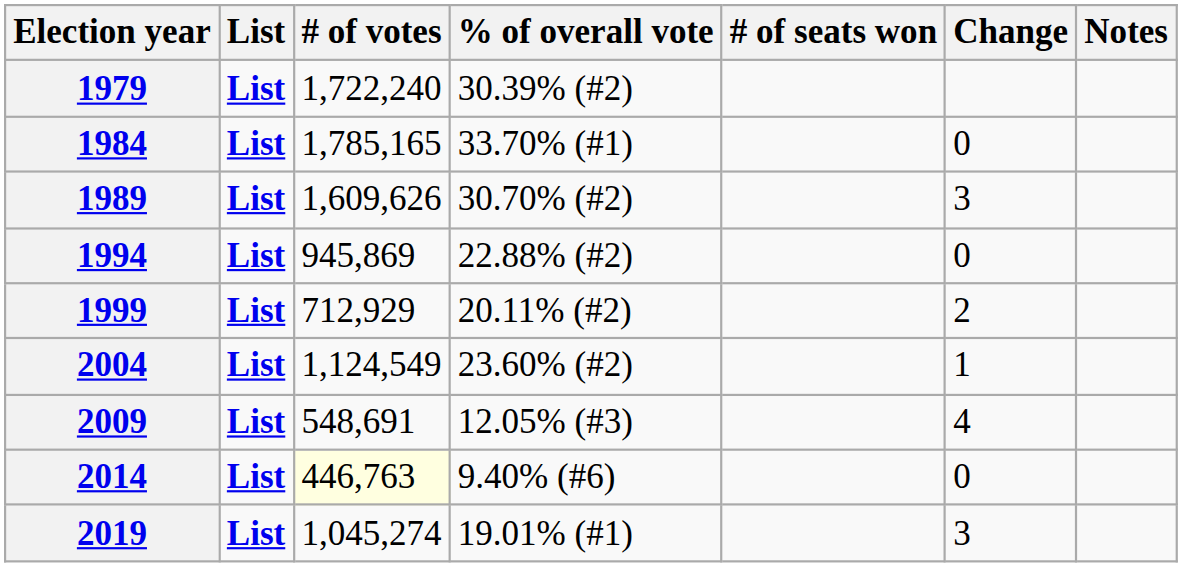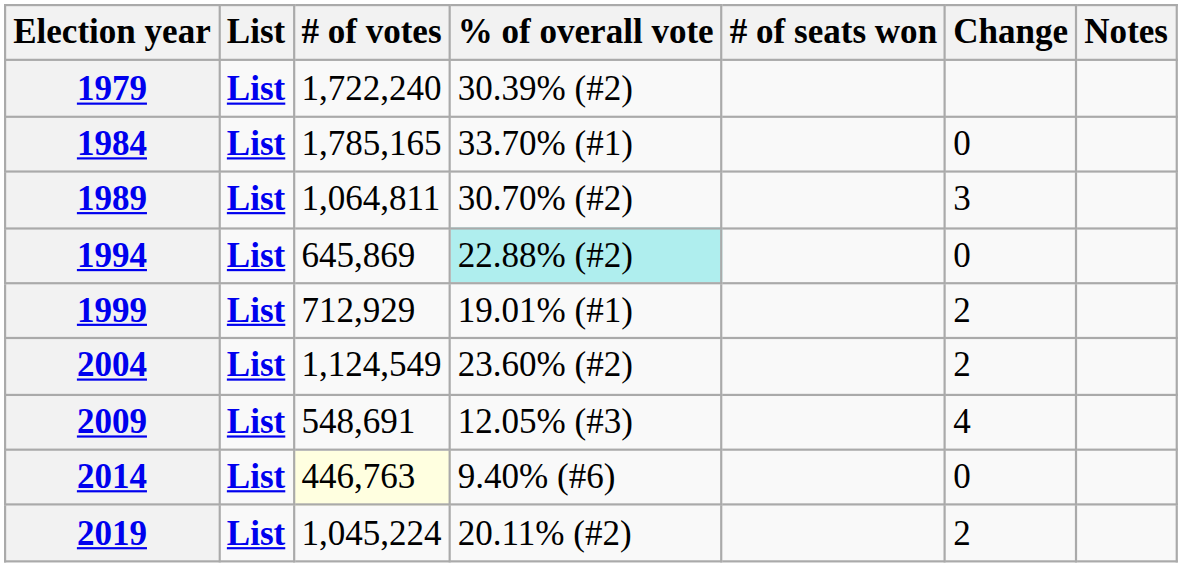(372, 198) 1,609,626 -> (371, 198) 1,064,811
(358, 254) 945,869 -> (358, 254) 645,869
(545, 254) no background -> (545, 254) paleturquoise background
(545, 310) 20.11% (#2) -> (545, 310) 19.01% (#1)
(962, 365) 1 -> (962, 365) 2
(372, 532) 1,045,274 -> (372, 532) 1,045,224
(545, 532) 19.01% (#1) -> (545, 532) 20.11% (#2)
(962, 532) 3 -> (962, 532) 2
